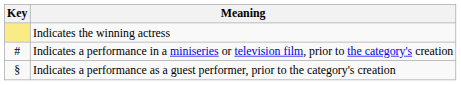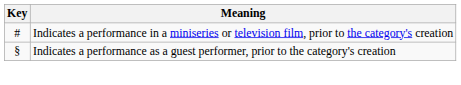- row: (101, 32)
